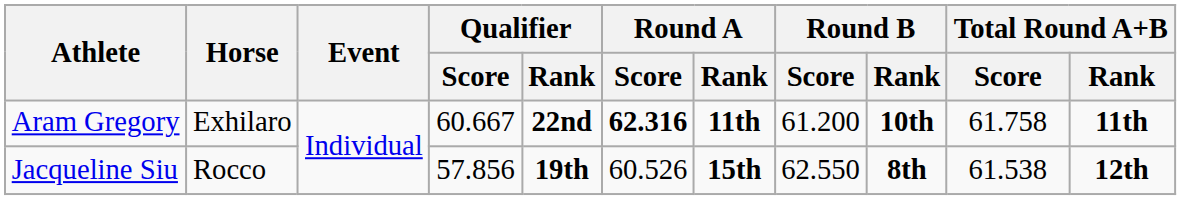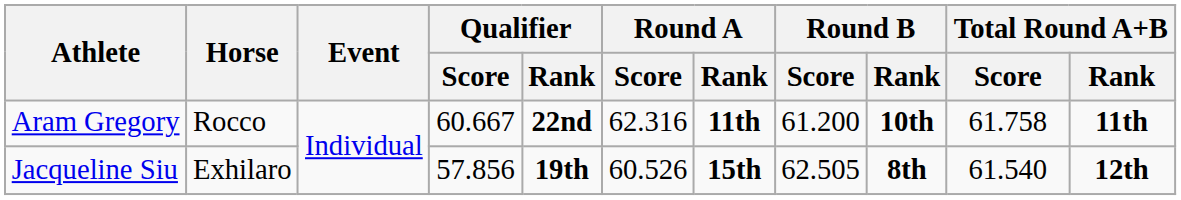(242, 123) Exhilaro -> (230, 123) Rocco
(648, 123) bold -> (648, 123) normal
(230, 170) Rocco -> (242, 170) Exhilaro
(821, 170) 62.550 -> (821, 170) 62.505
(1008, 170) 61.538 -> (1008, 170) 61.540
